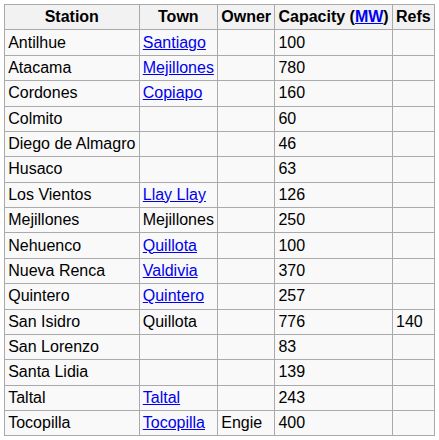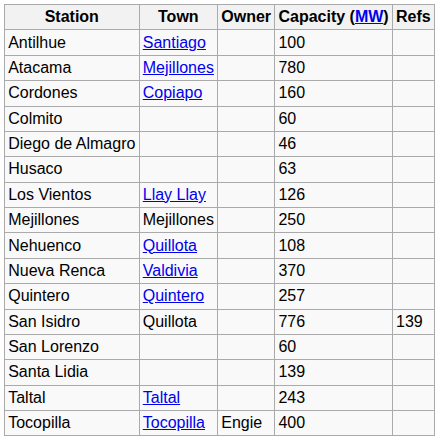(292, 245) 100 -> (292, 245) 108
(409, 321) 140 -> (409, 321) 139
(287, 347) 83 -> (287, 347) 60
